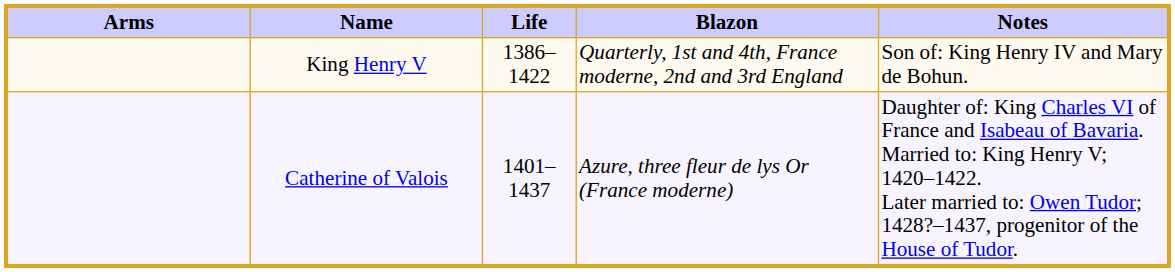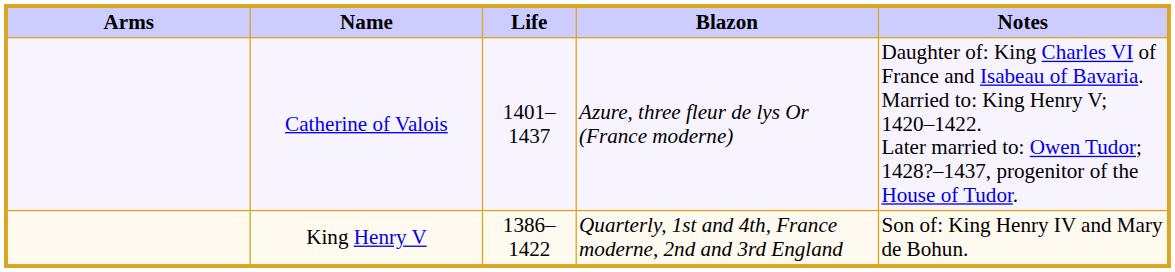rows swapped: (366, 64) <-> (366, 178)
